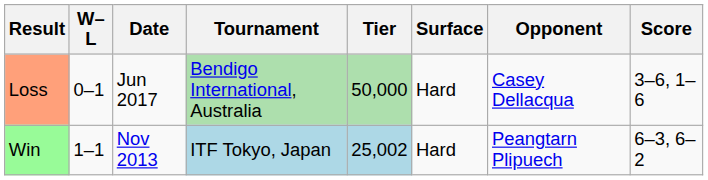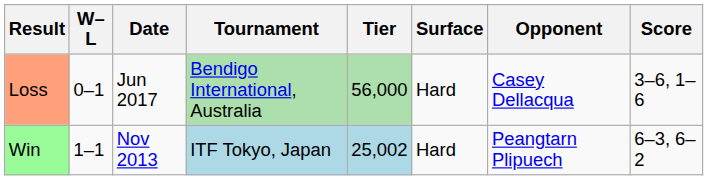(379, 89) 50,000 -> (379, 89) 56,000
